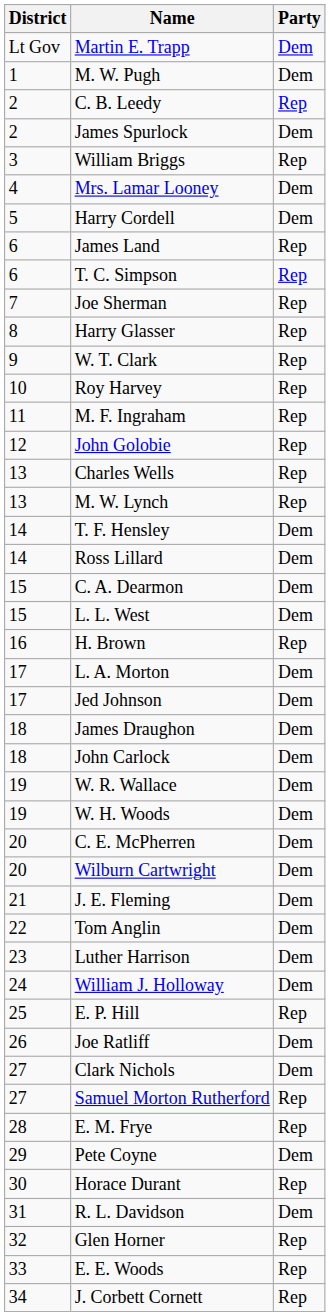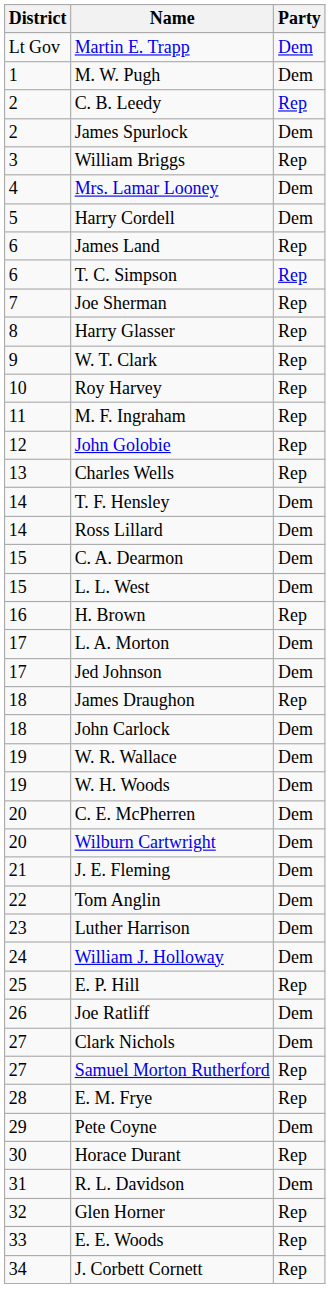- row: (121, 501)
(295, 729) Dem -> (292, 700) Rep
